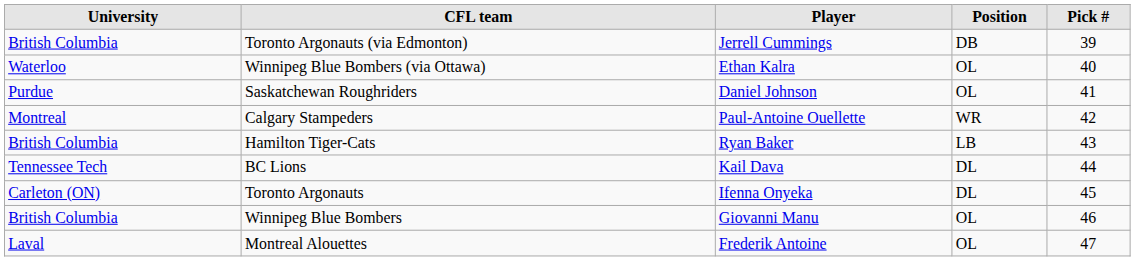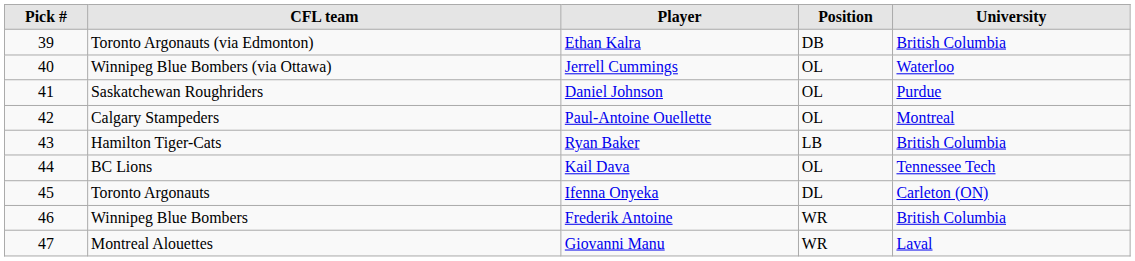columns swapped: (1088, 17) <-> (123, 17)
(775, 42) Jerrell Cummings -> (603, 42) Ethan Kalra
(757, 67) Ethan Kalra -> (621, 67) Jerrell Cummings
(968, 117) WR -> (812, 117) OL
(966, 167) DL -> (812, 167) OL
(769, 218) Giovanni Manu -> (619, 218) Frederik Antoine
(966, 218) OL -> (814, 218) WR
(773, 243) Frederik Antoine -> (615, 243) Giovanni Manu
(966, 243) OL -> (814, 243) WR
